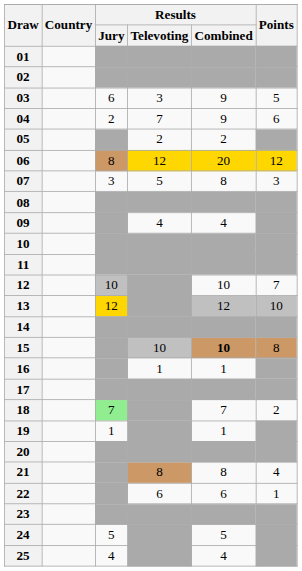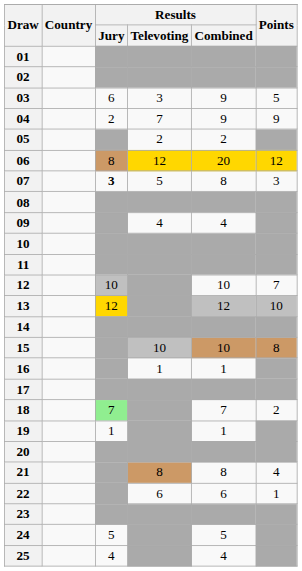(276, 118) 6 -> (276, 118) 9
(111, 181) normal -> (111, 181) bold
(224, 347) bold -> (224, 347) normal
